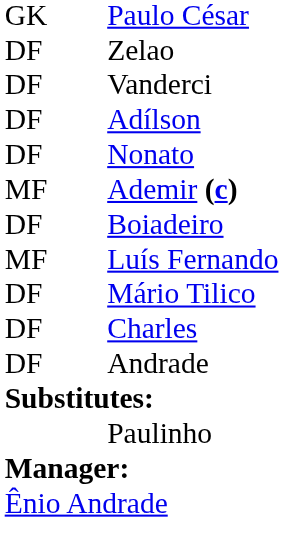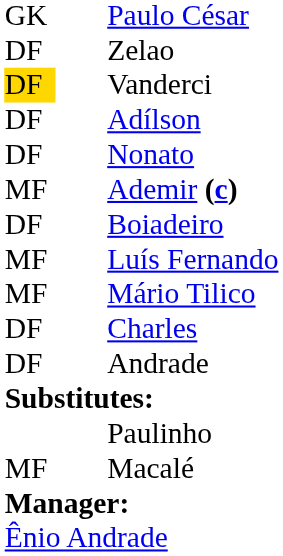(24, 84) no background -> (24, 84) gold background
(24, 293) DF -> (26, 293) MF
+ row: (151, 467)
